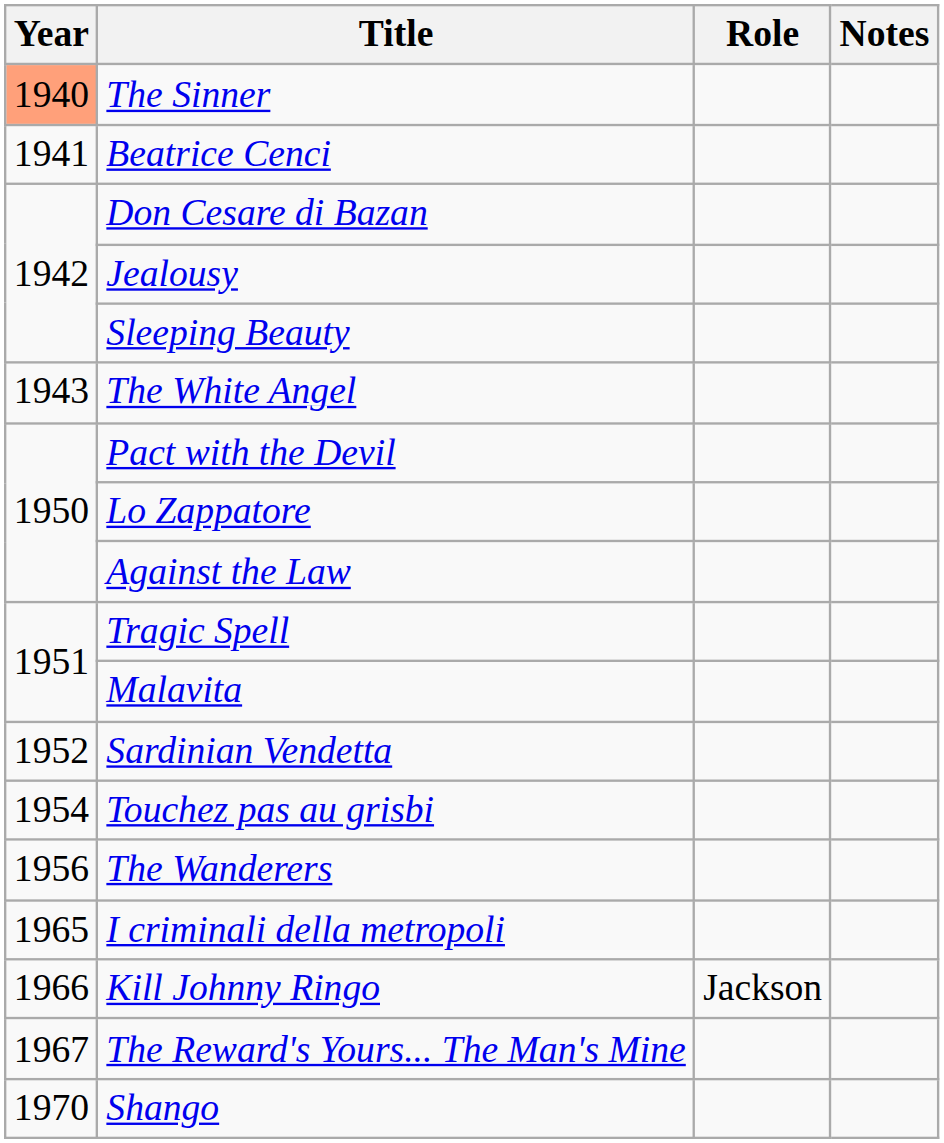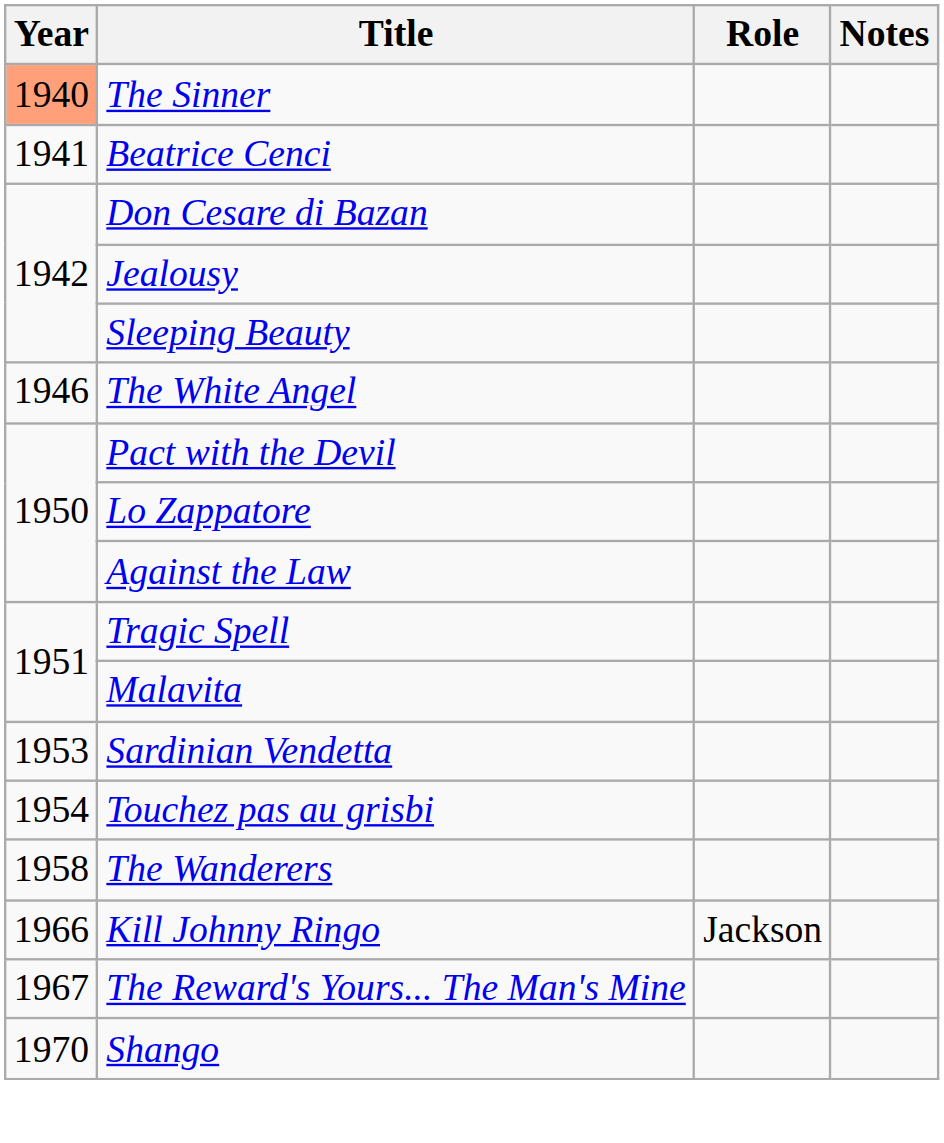(51, 392) 1943 -> (51, 392) 1946
(51, 749) 1952 -> (51, 749) 1953
(51, 869) 1956 -> (51, 869) 1958
- row: (306, 928)
